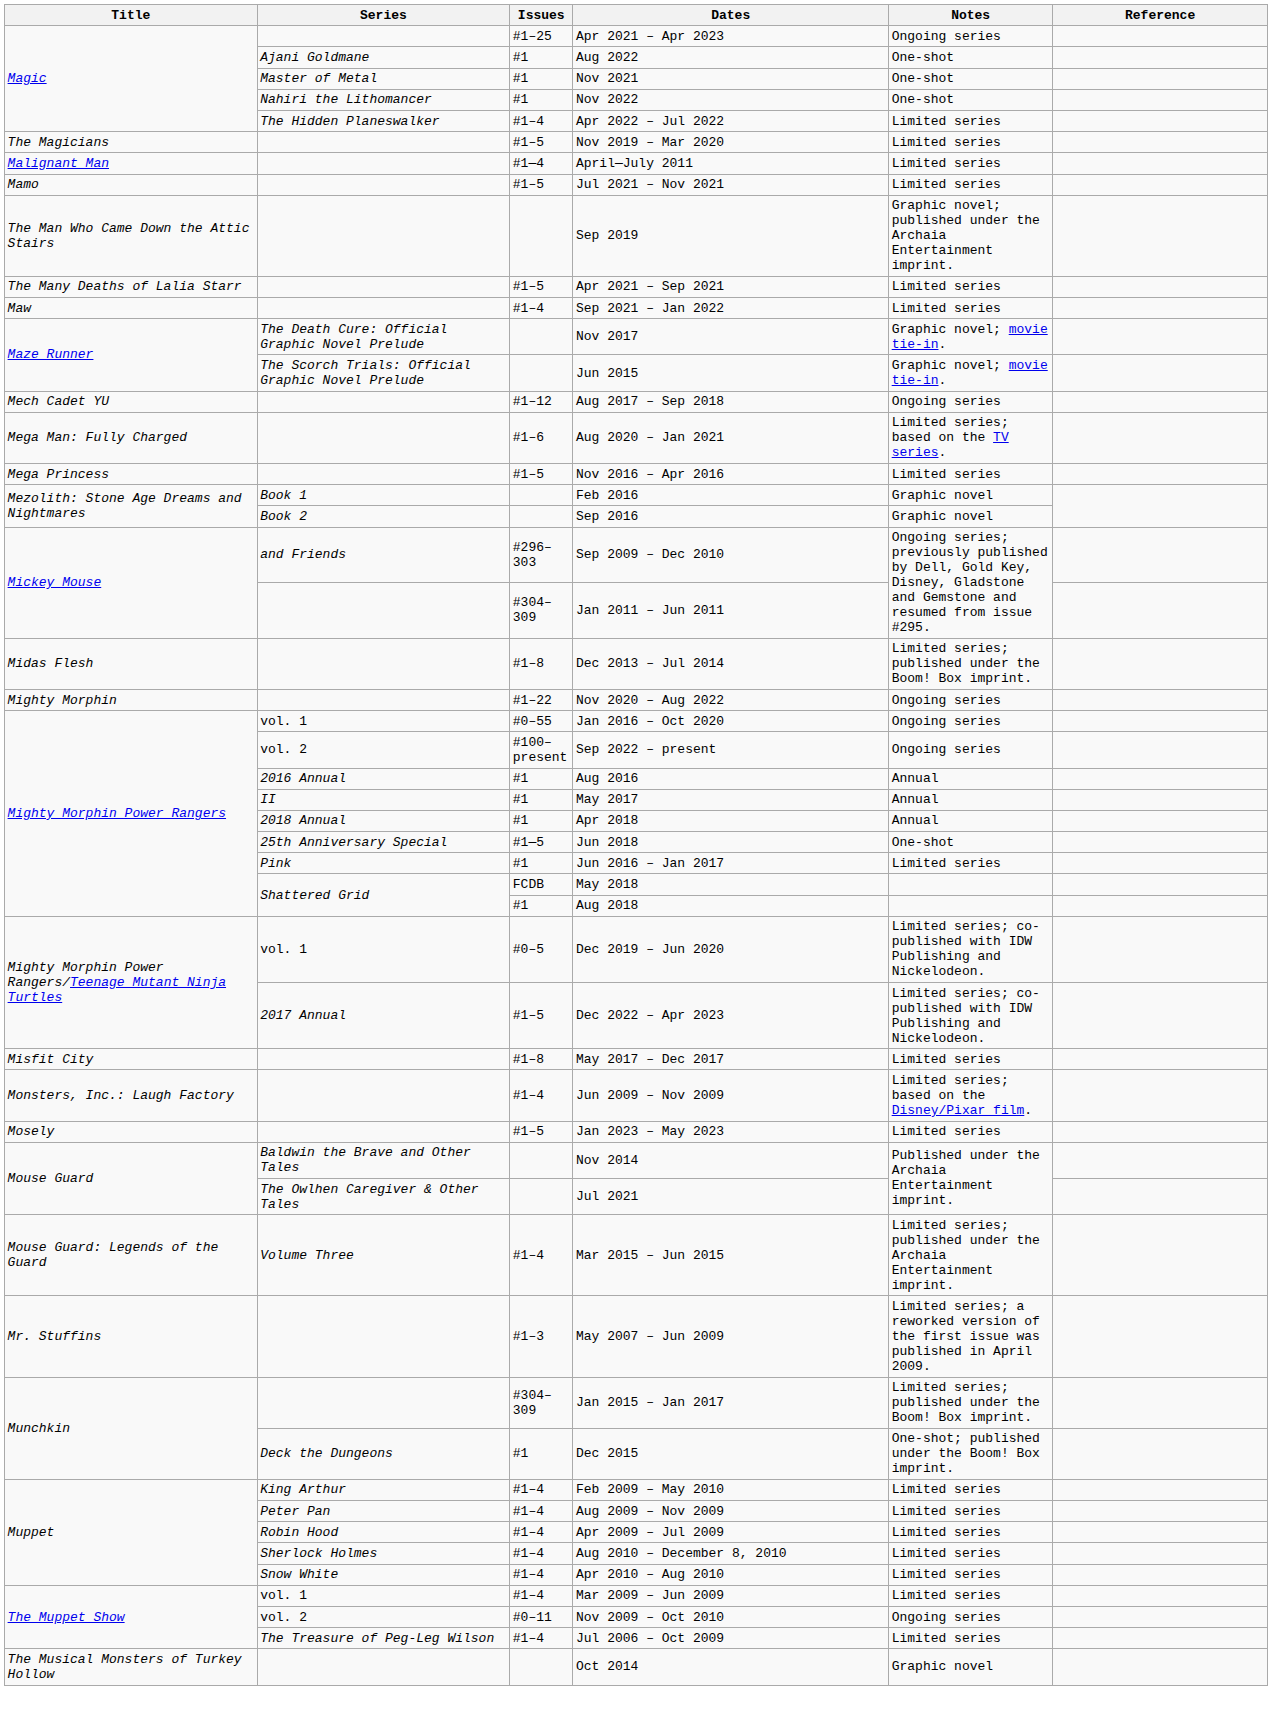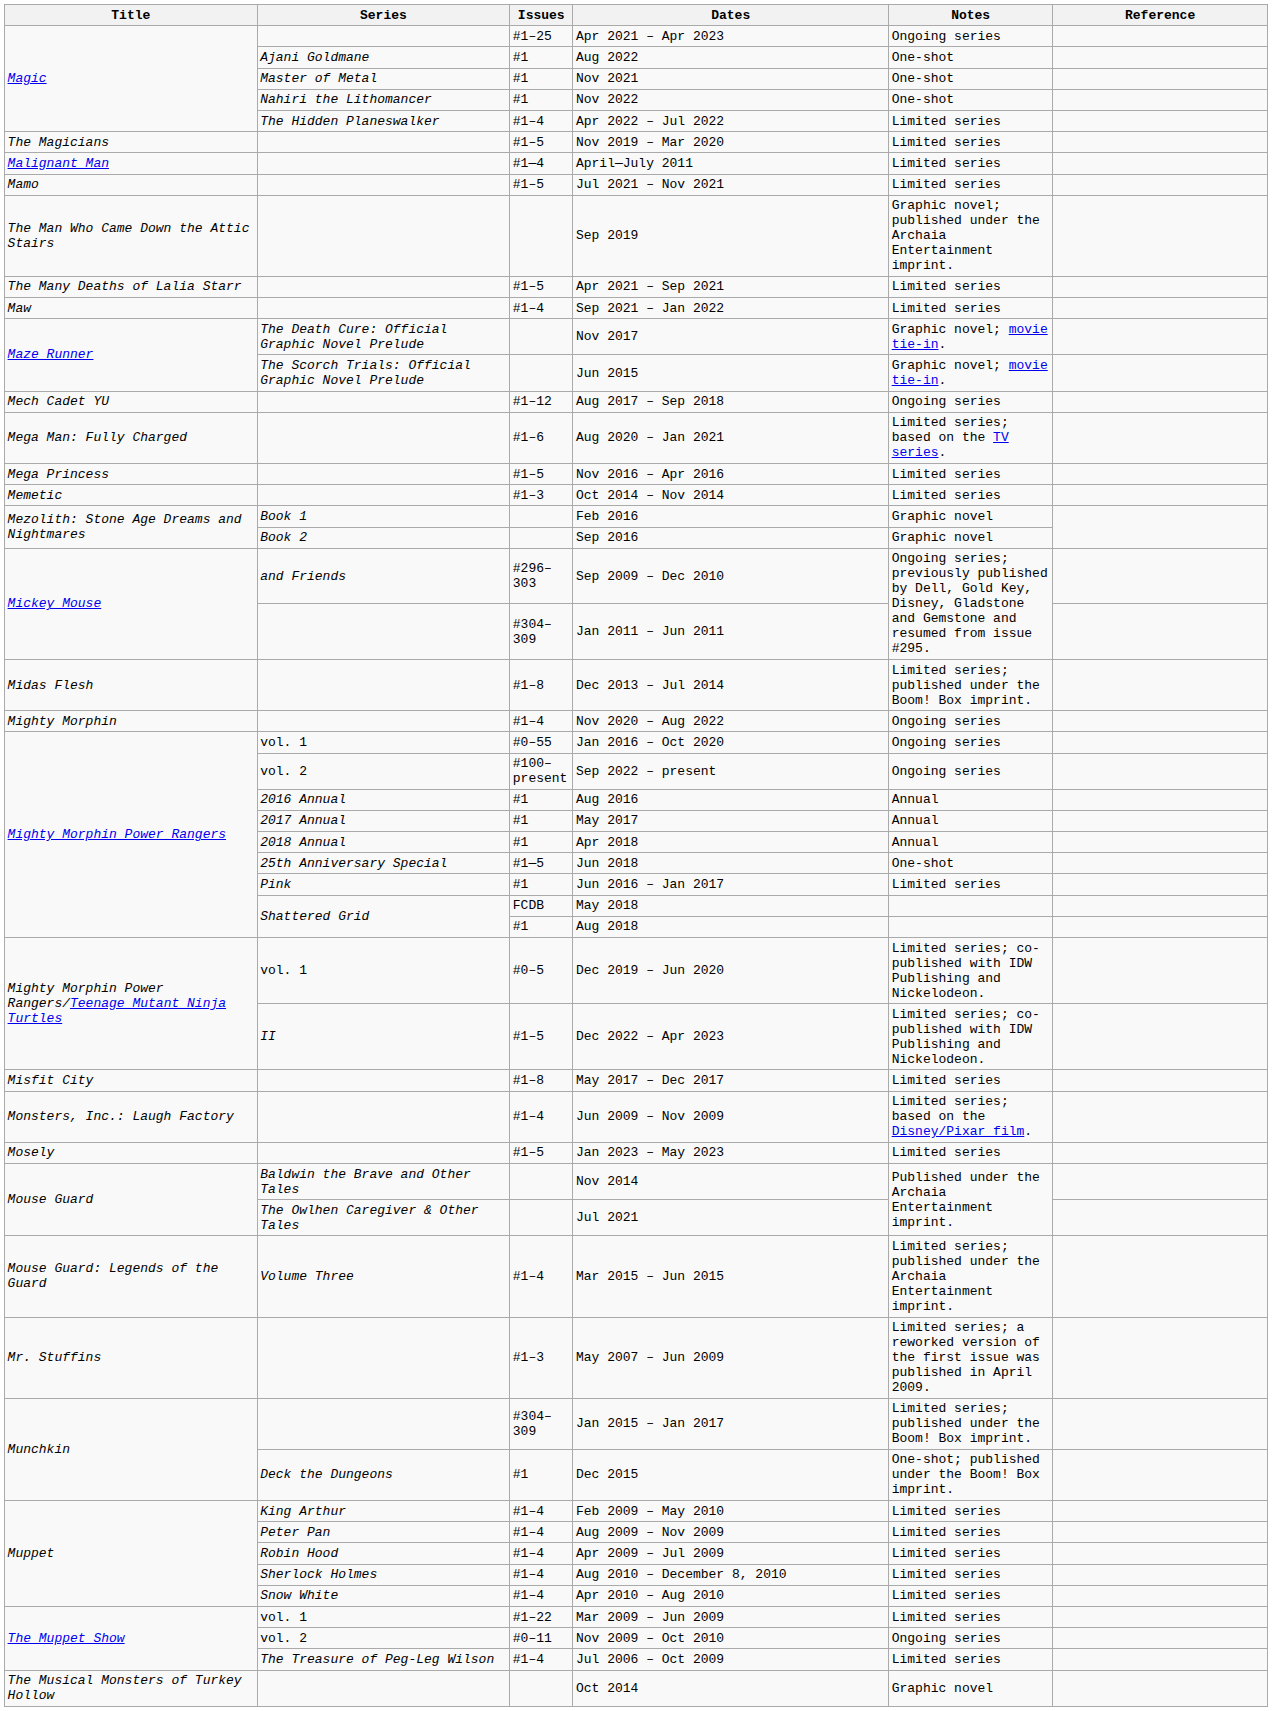+ row: (650, 495)
(532, 700) #1–22 -> (528, 721) #1–4
(268, 800) II -> (303, 821) 2017 Annual
(303, 1016) 2017 Annual -> (268, 1037) II
(528, 1596) #1–4 -> (532, 1617) #1–22
